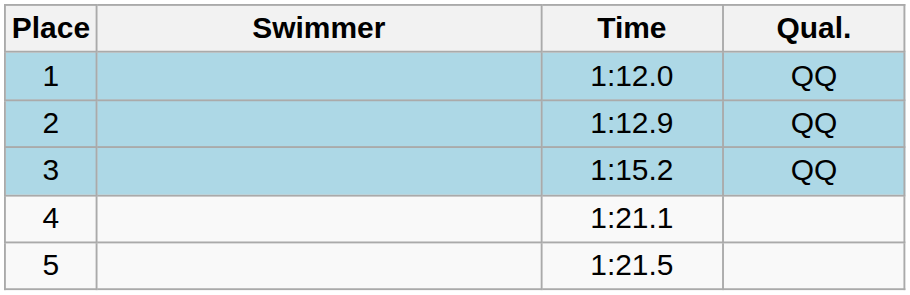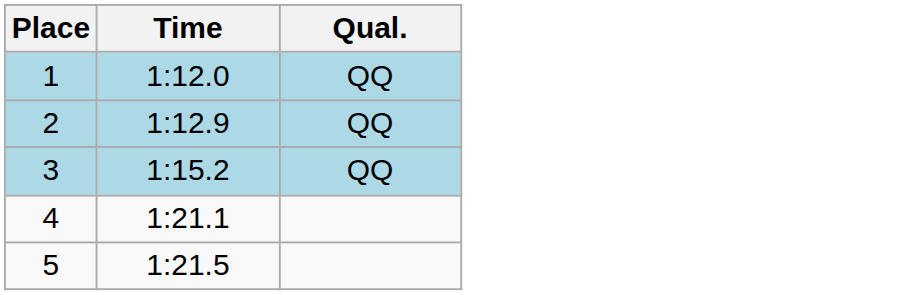- column: (319, 28)
